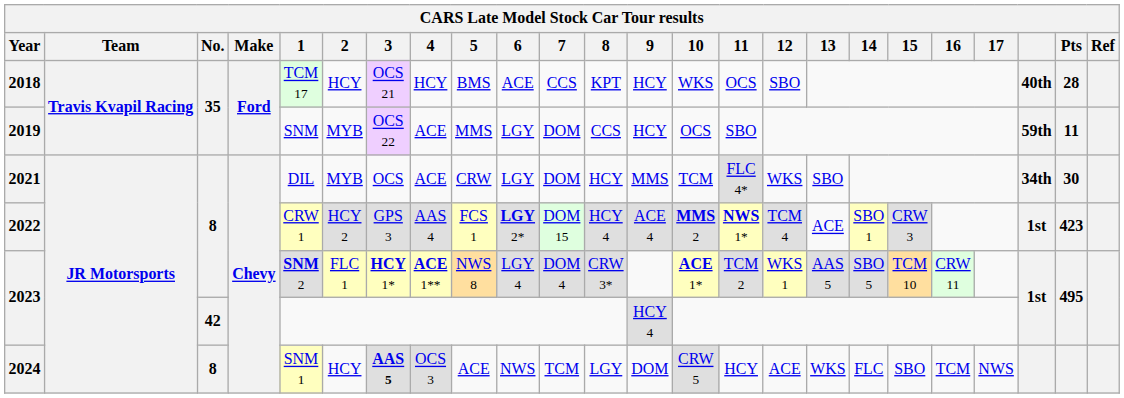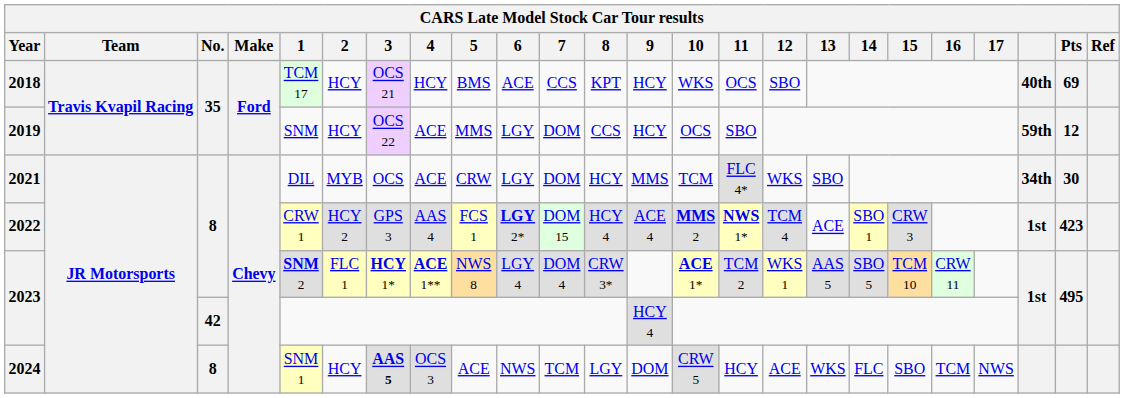(1071, 83) 28 -> (1071, 83) 69
(345, 131) MYB -> (345, 131) HCY
(1071, 131) 11 -> (1071, 131) 12
